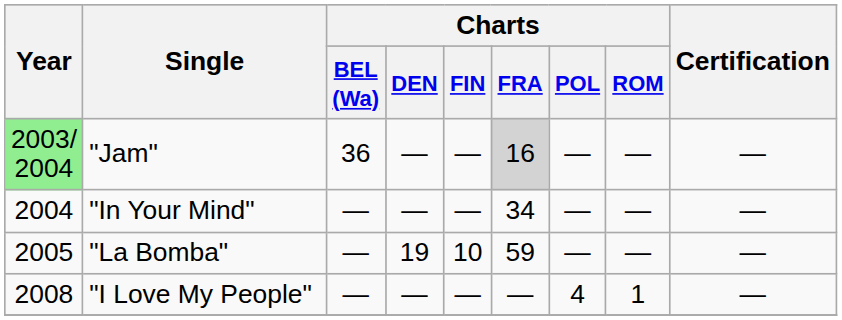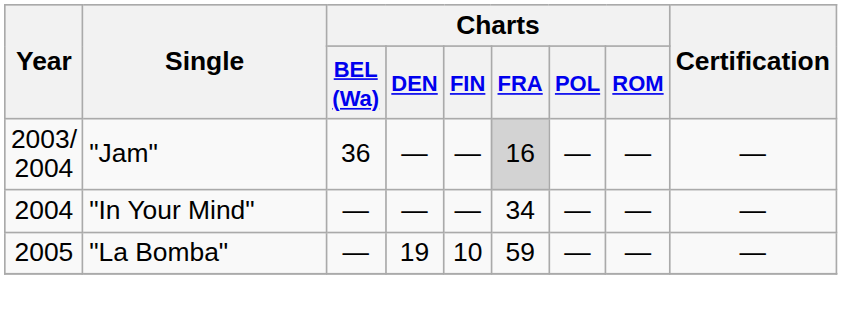(44, 153) lightgreen background -> (44, 153) no background
- row: (201, 294)
